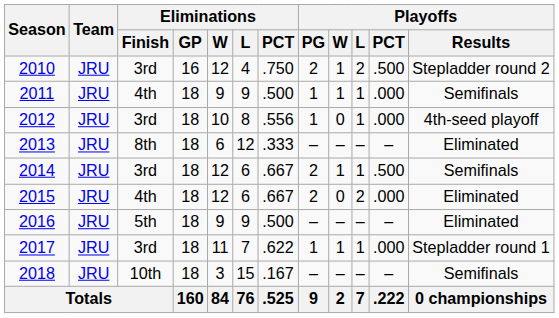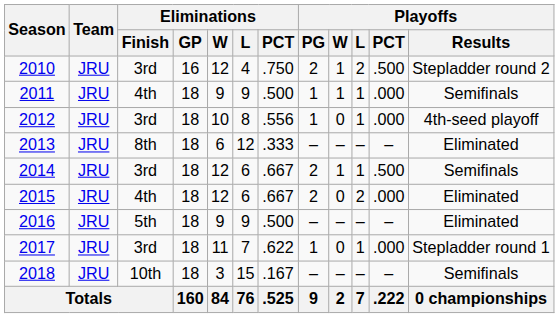(340, 247) 1 -> (340, 247) 0
